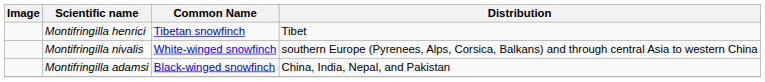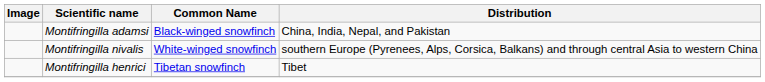rows swapped: (95, 31) <-> (97, 67)
